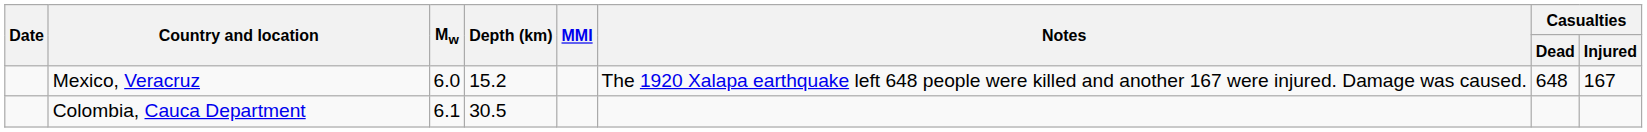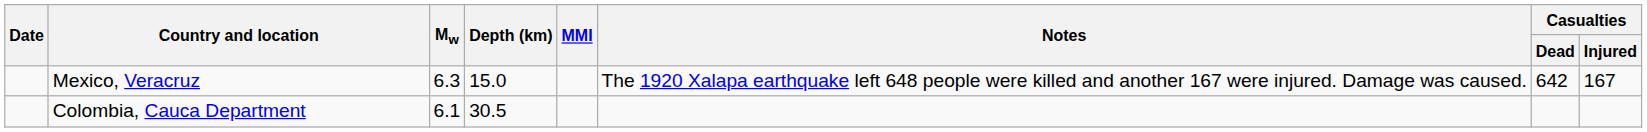(447, 80) 6.0 -> (447, 80) 6.3
(488, 80) 15.2 -> (488, 80) 15.0
(1552, 80) 648 -> (1552, 80) 642
